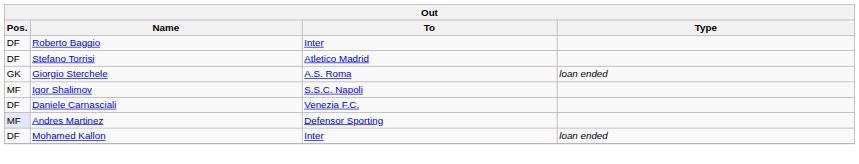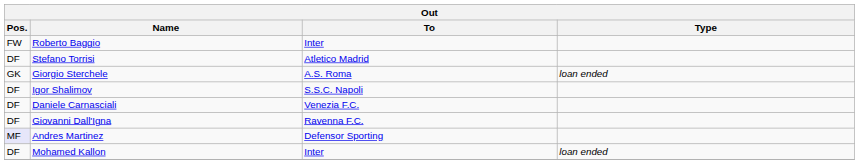(13, 43) DF -> (14, 43) FW
(14, 90) MF -> (13, 90) DF
+ row: (72, 121)
